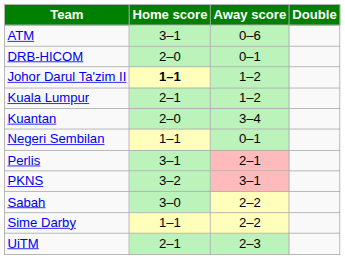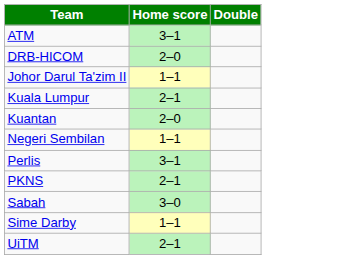- column: (250, 14)
(170, 77) bold -> (170, 77) normal
(170, 181) 3–2 -> (170, 181) 2–1
